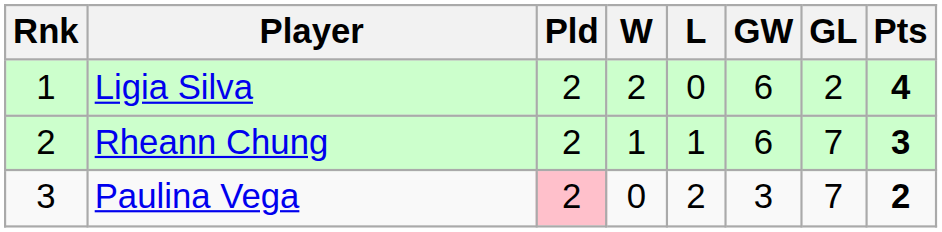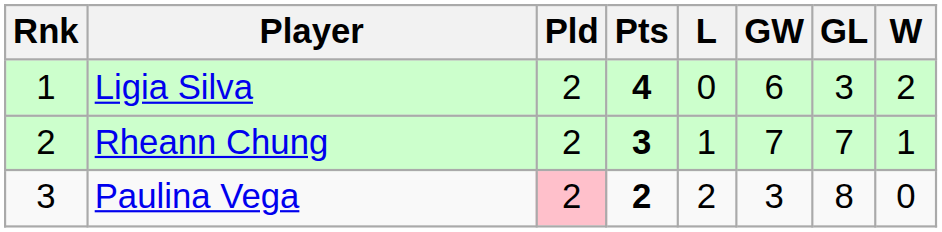columns swapped: (636, 32) <-> (901, 32)
(833, 87) 2 -> (844, 87) 3
(763, 142) 6 -> (774, 142) 7
(833, 197) 7 -> (844, 197) 8
